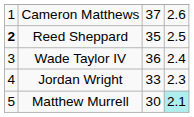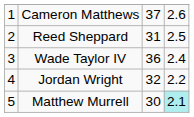(11, 36) bold -> (11, 36) normal
(153, 36) 35 -> (153, 36) 31
(153, 79) 33 -> (153, 79) 32
(176, 79) 2.3 -> (176, 79) 2.2
